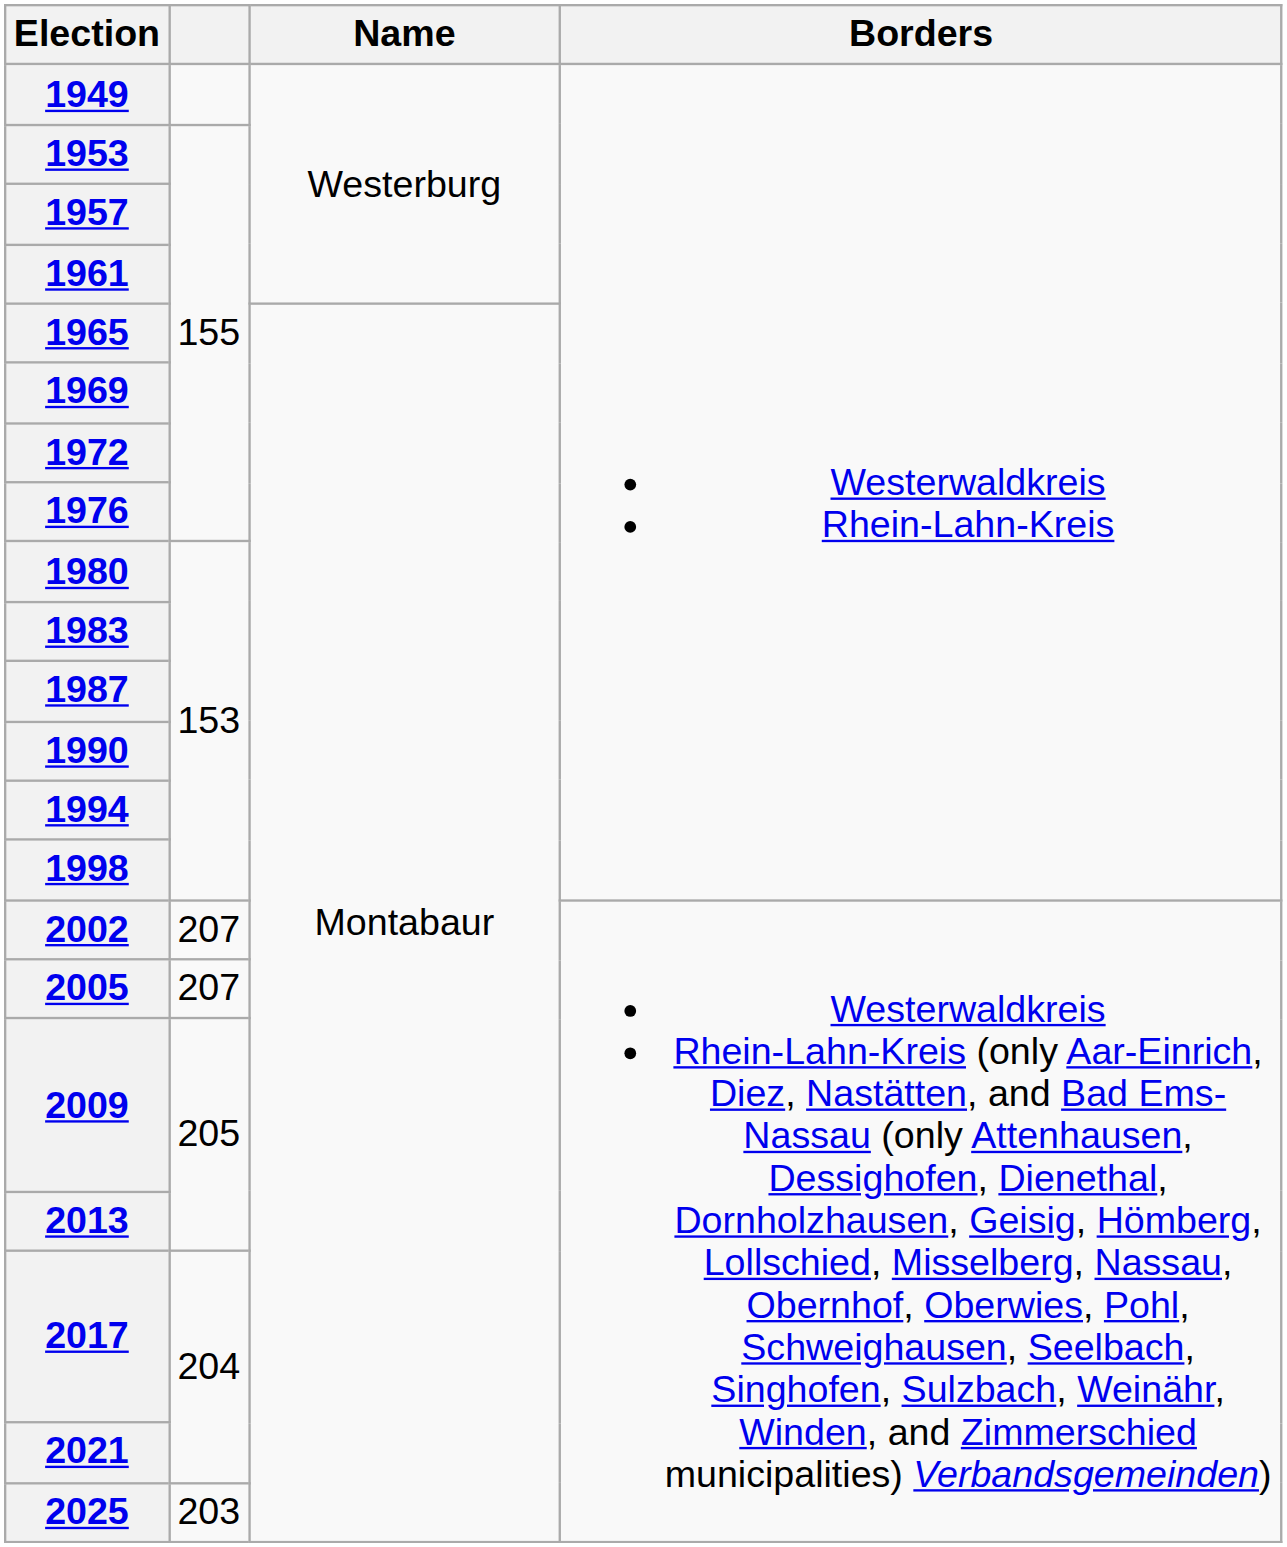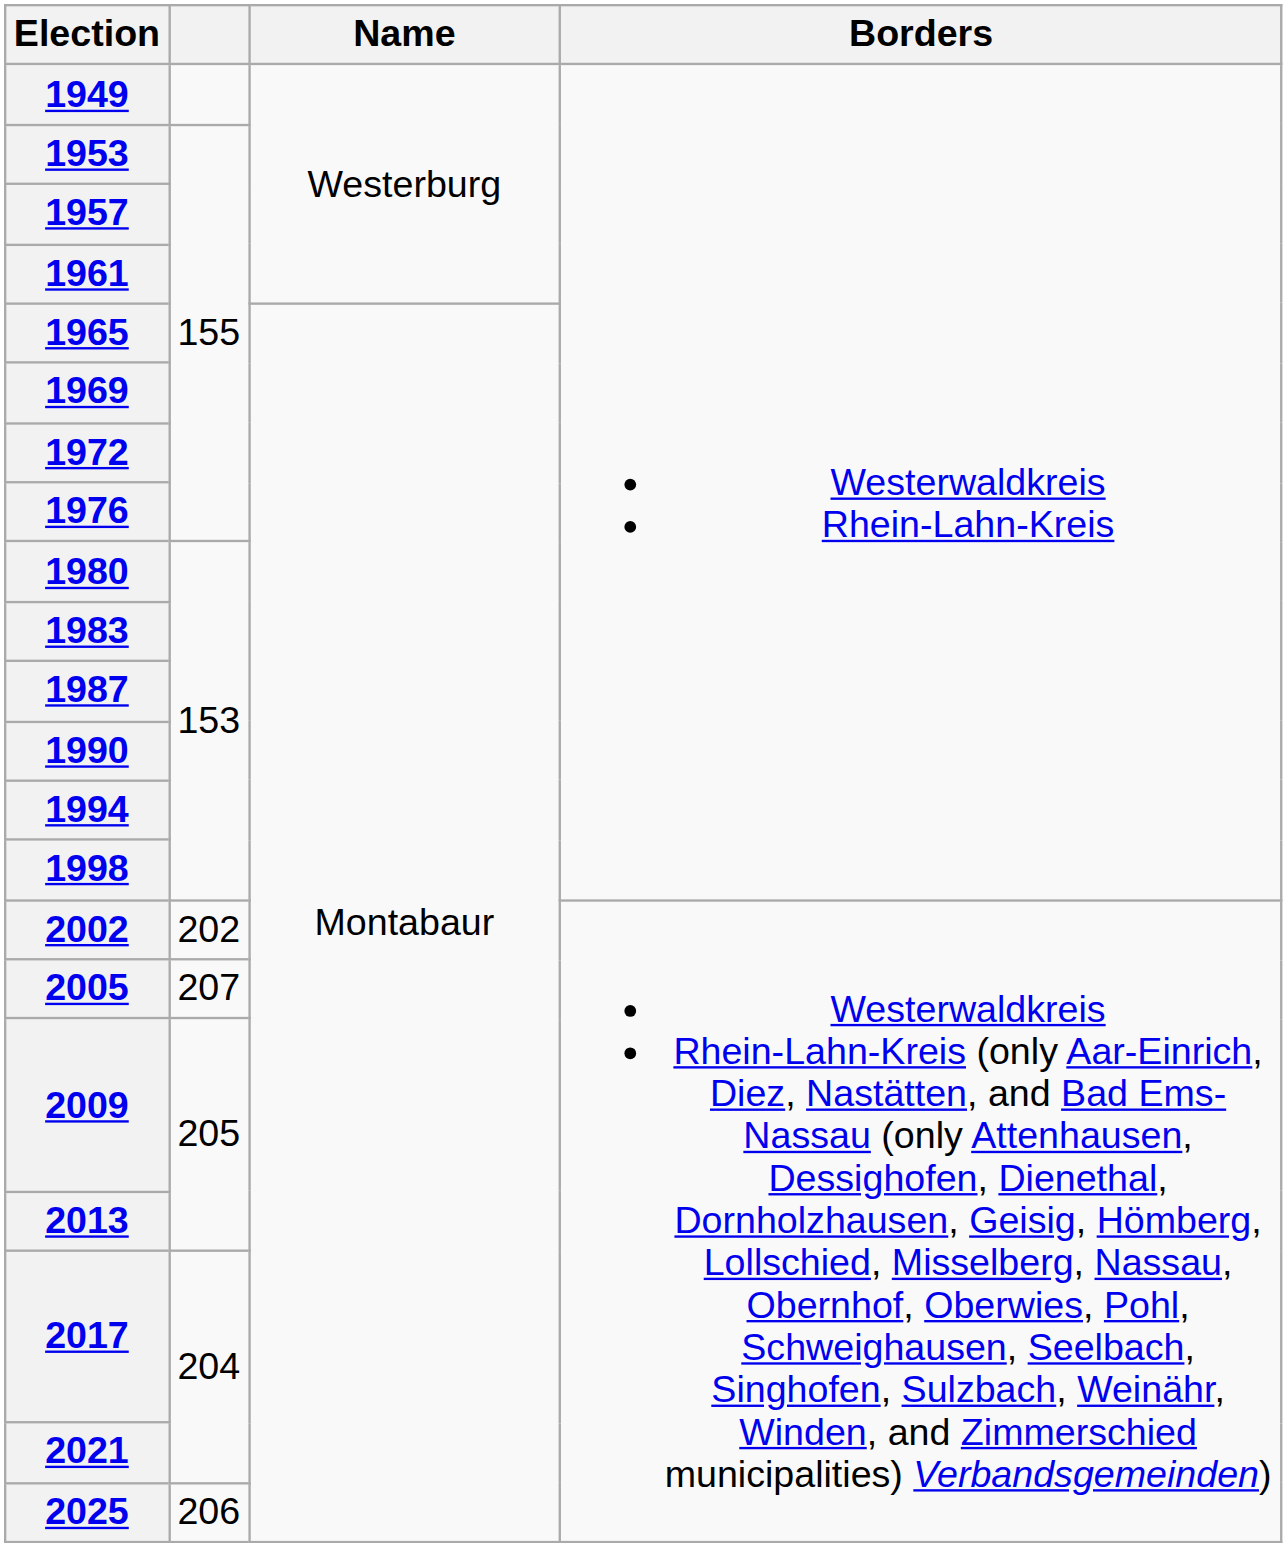(209, 928) 207 -> (209, 928) 202
(209, 1511) 203 -> (209, 1511) 206
